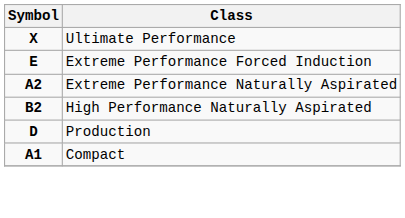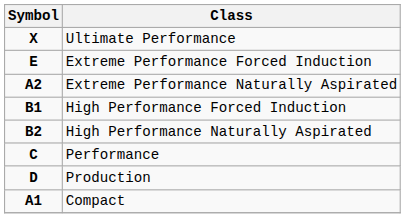+ row: (206, 108)
+ row: (112, 155)
